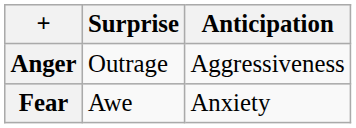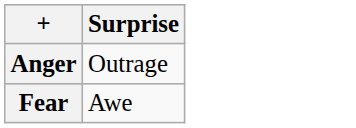- column: (268, 24)
